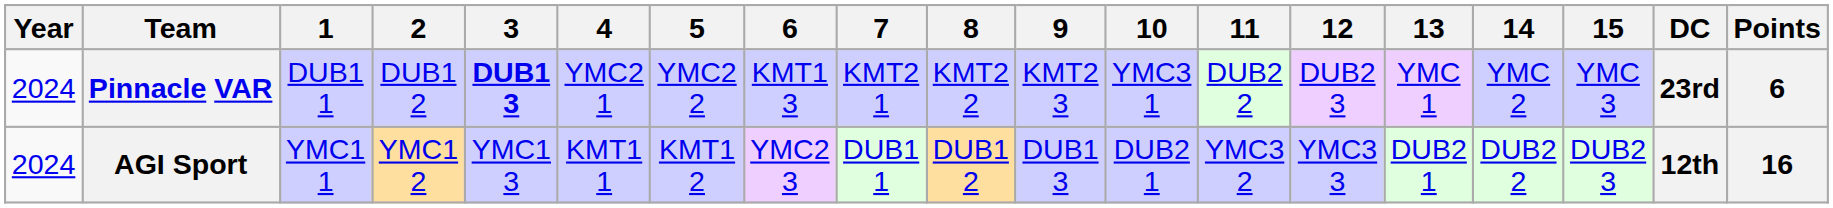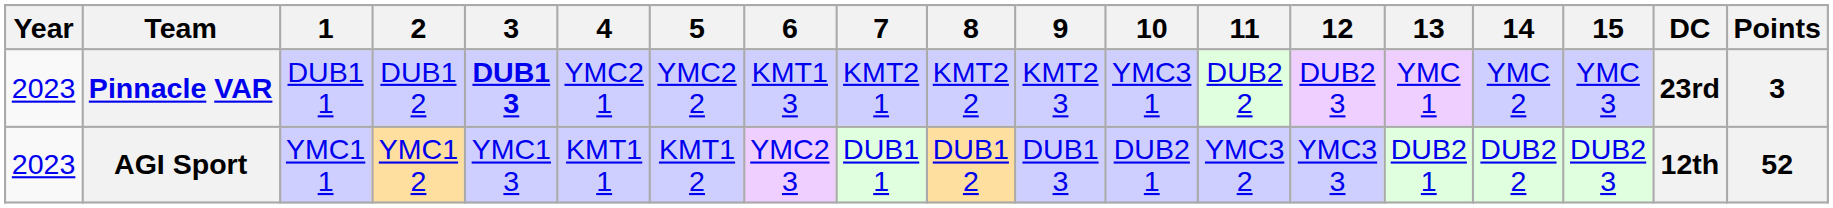(44, 88) 2024 -> (44, 88) 2023
(1777, 88) 6 -> (1777, 88) 3
(44, 164) 2024 -> (44, 164) 2023
(1777, 164) 16 -> (1777, 164) 52
